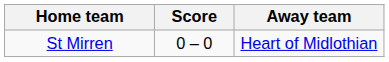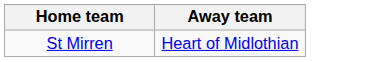- column: (194, 17)
